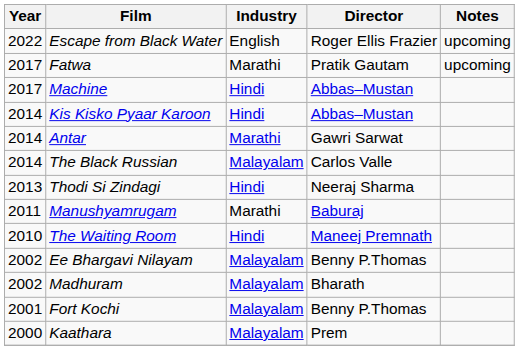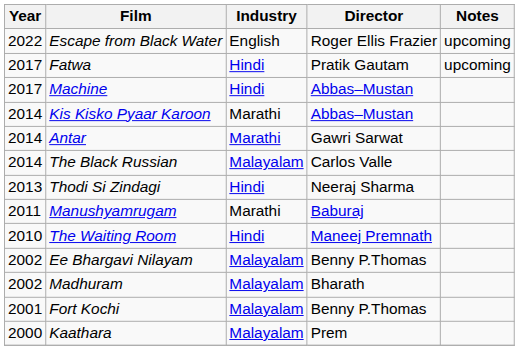(255, 65) Marathi -> (247, 65) Hindi
(247, 114) Hindi -> (255, 114) Marathi
